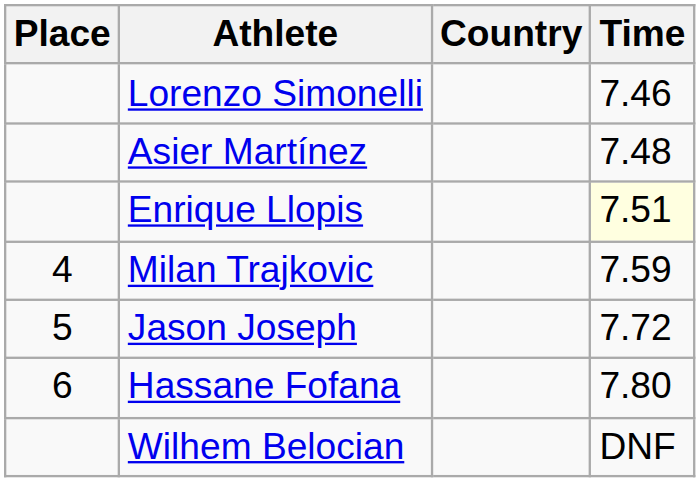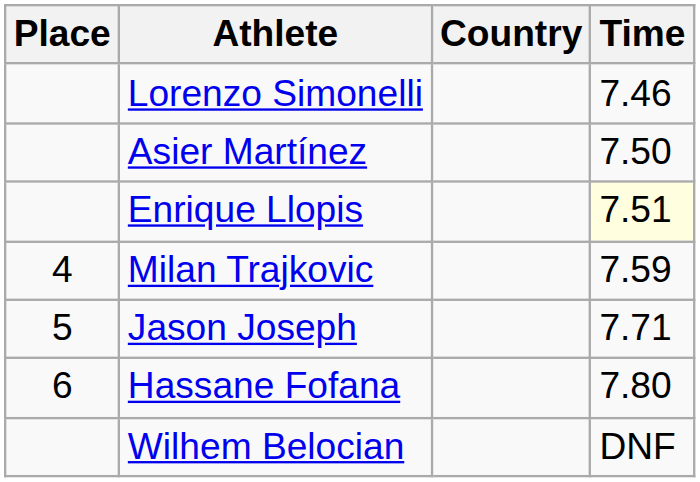(636, 151) 7.48 -> (636, 151) 7.50
(636, 328) 7.72 -> (636, 328) 7.71
